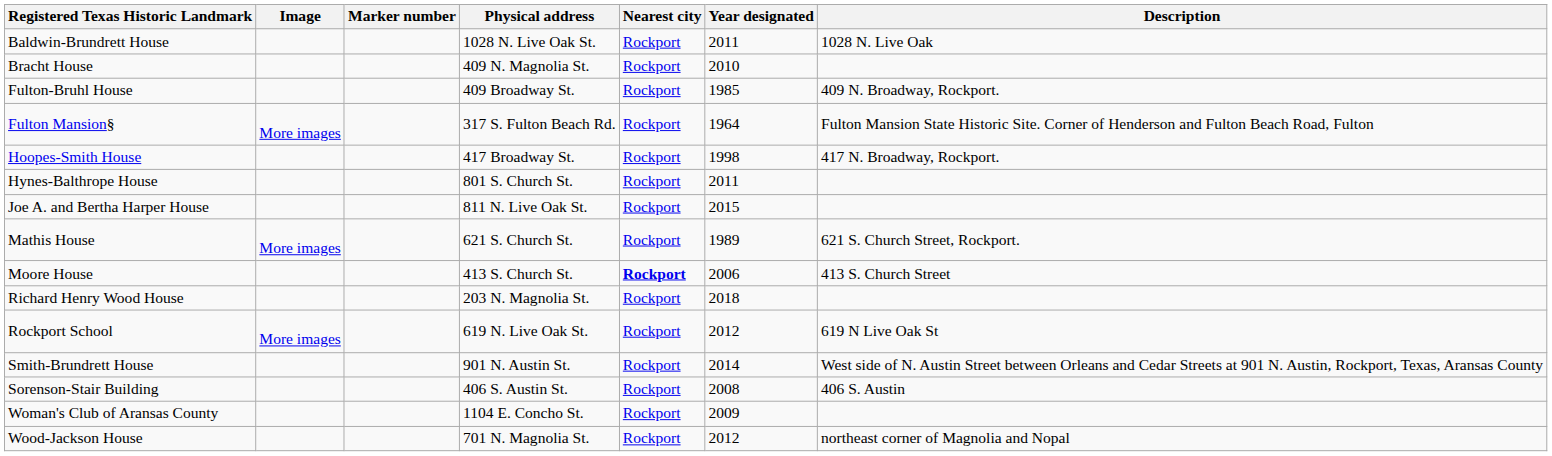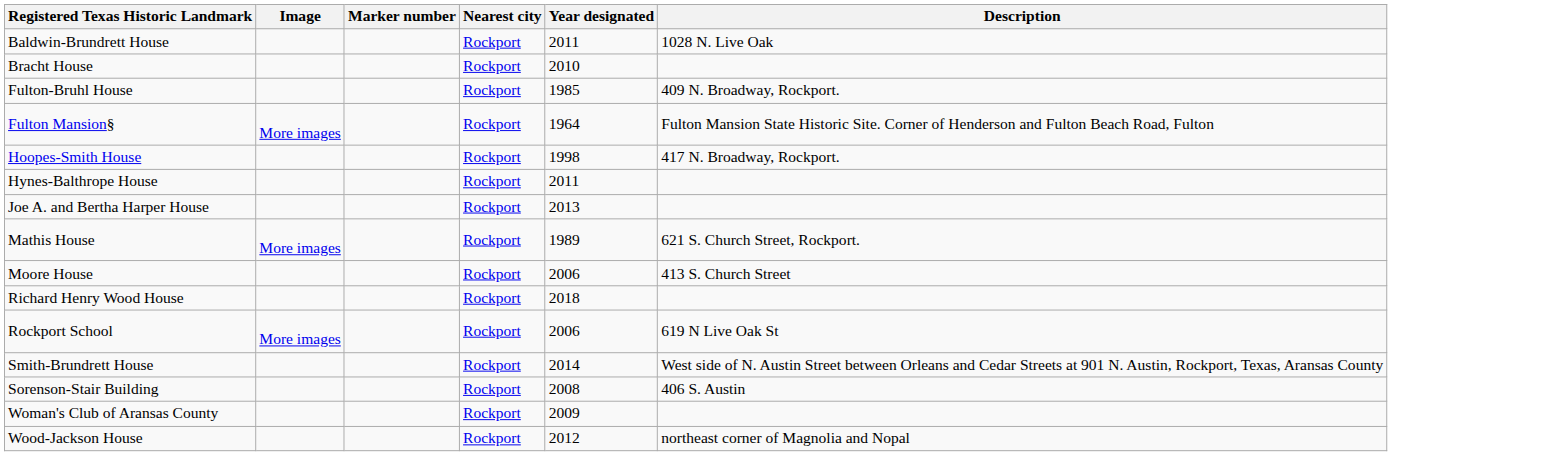- column: (539, 16)
(724, 206) 2015 -> (564, 206) 2013
(654, 273) bold -> (492, 273) normal
(724, 331) 2012 -> (564, 331) 2006
